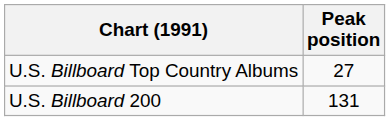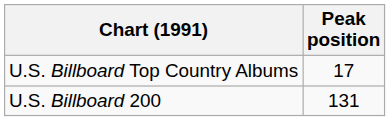(344, 70) 27 -> (344, 70) 17
